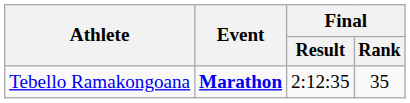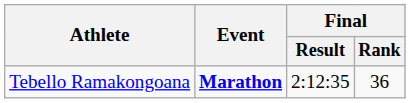(380, 82) 35 -> (380, 82) 36
